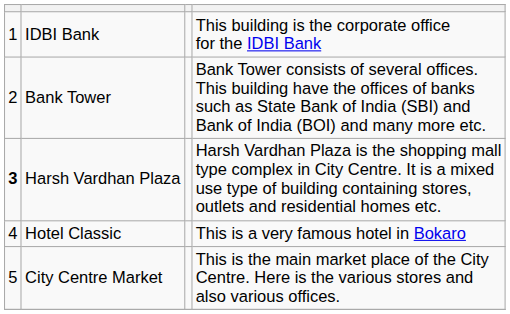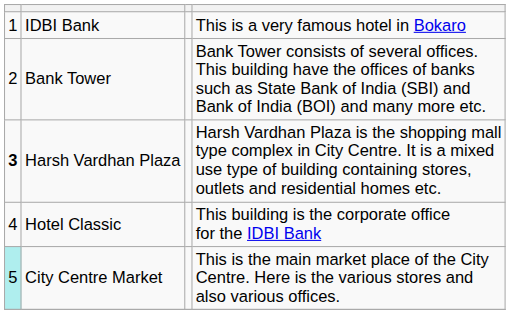(323, 34) This building is the corporate office for the IDBI Bank -> (331, 25) This is a very famous hotel in Bokaro
(331, 233) This is a very famous hotel in Bokaro -> (323, 224) This building is the corporate office for the IDBI Bank
(13, 278) no background -> (13, 278) paleturquoise background
